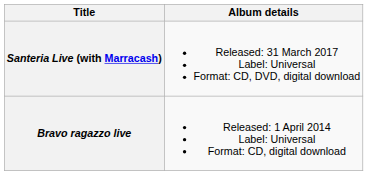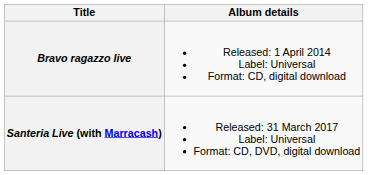rows swapped: (84, 133) <-> (84, 58)
